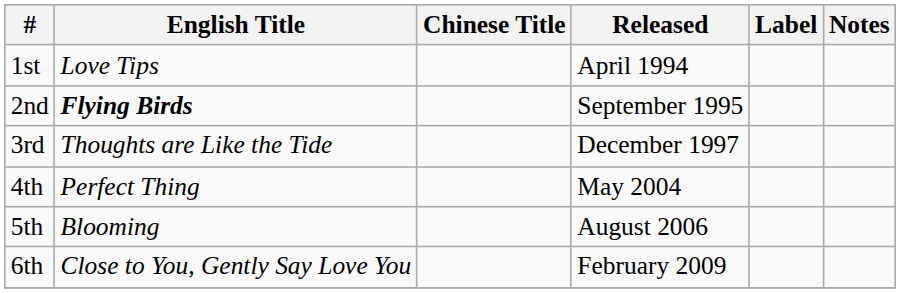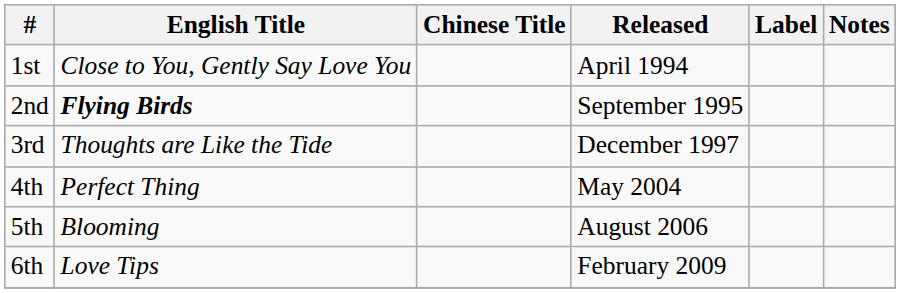(110, 65) Love Tips -> (236, 65) Close to You, Gently Say Love You
(236, 266) Close to You, Gently Say Love You -> (110, 266) Love Tips
